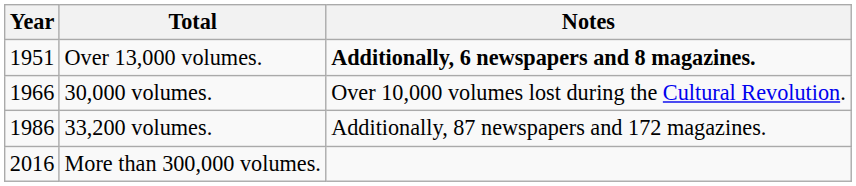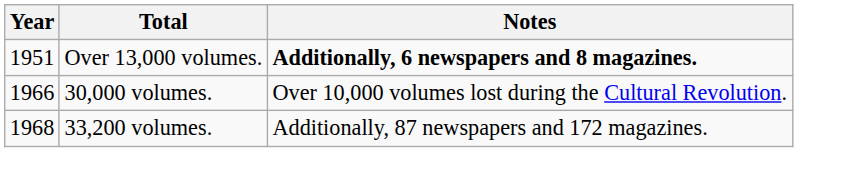(32, 127) 1986 -> (32, 127) 1968
- row: (193, 163)
